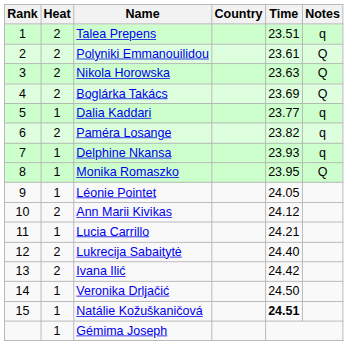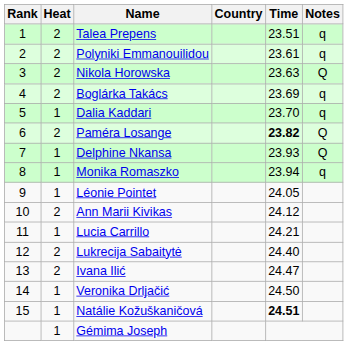(323, 53) Q -> (322, 53) q
(323, 93) Q -> (322, 93) q
(284, 113) 23.77 -> (284, 113) 23.70
(284, 133) normal -> (284, 133) bold
(322, 133) q -> (323, 133) Q
(322, 152) q -> (323, 152) Q
(284, 172) 23.95 -> (284, 172) 23.94
(323, 172) Q -> (322, 172) q
(284, 271) 24.42 -> (284, 271) 24.47
